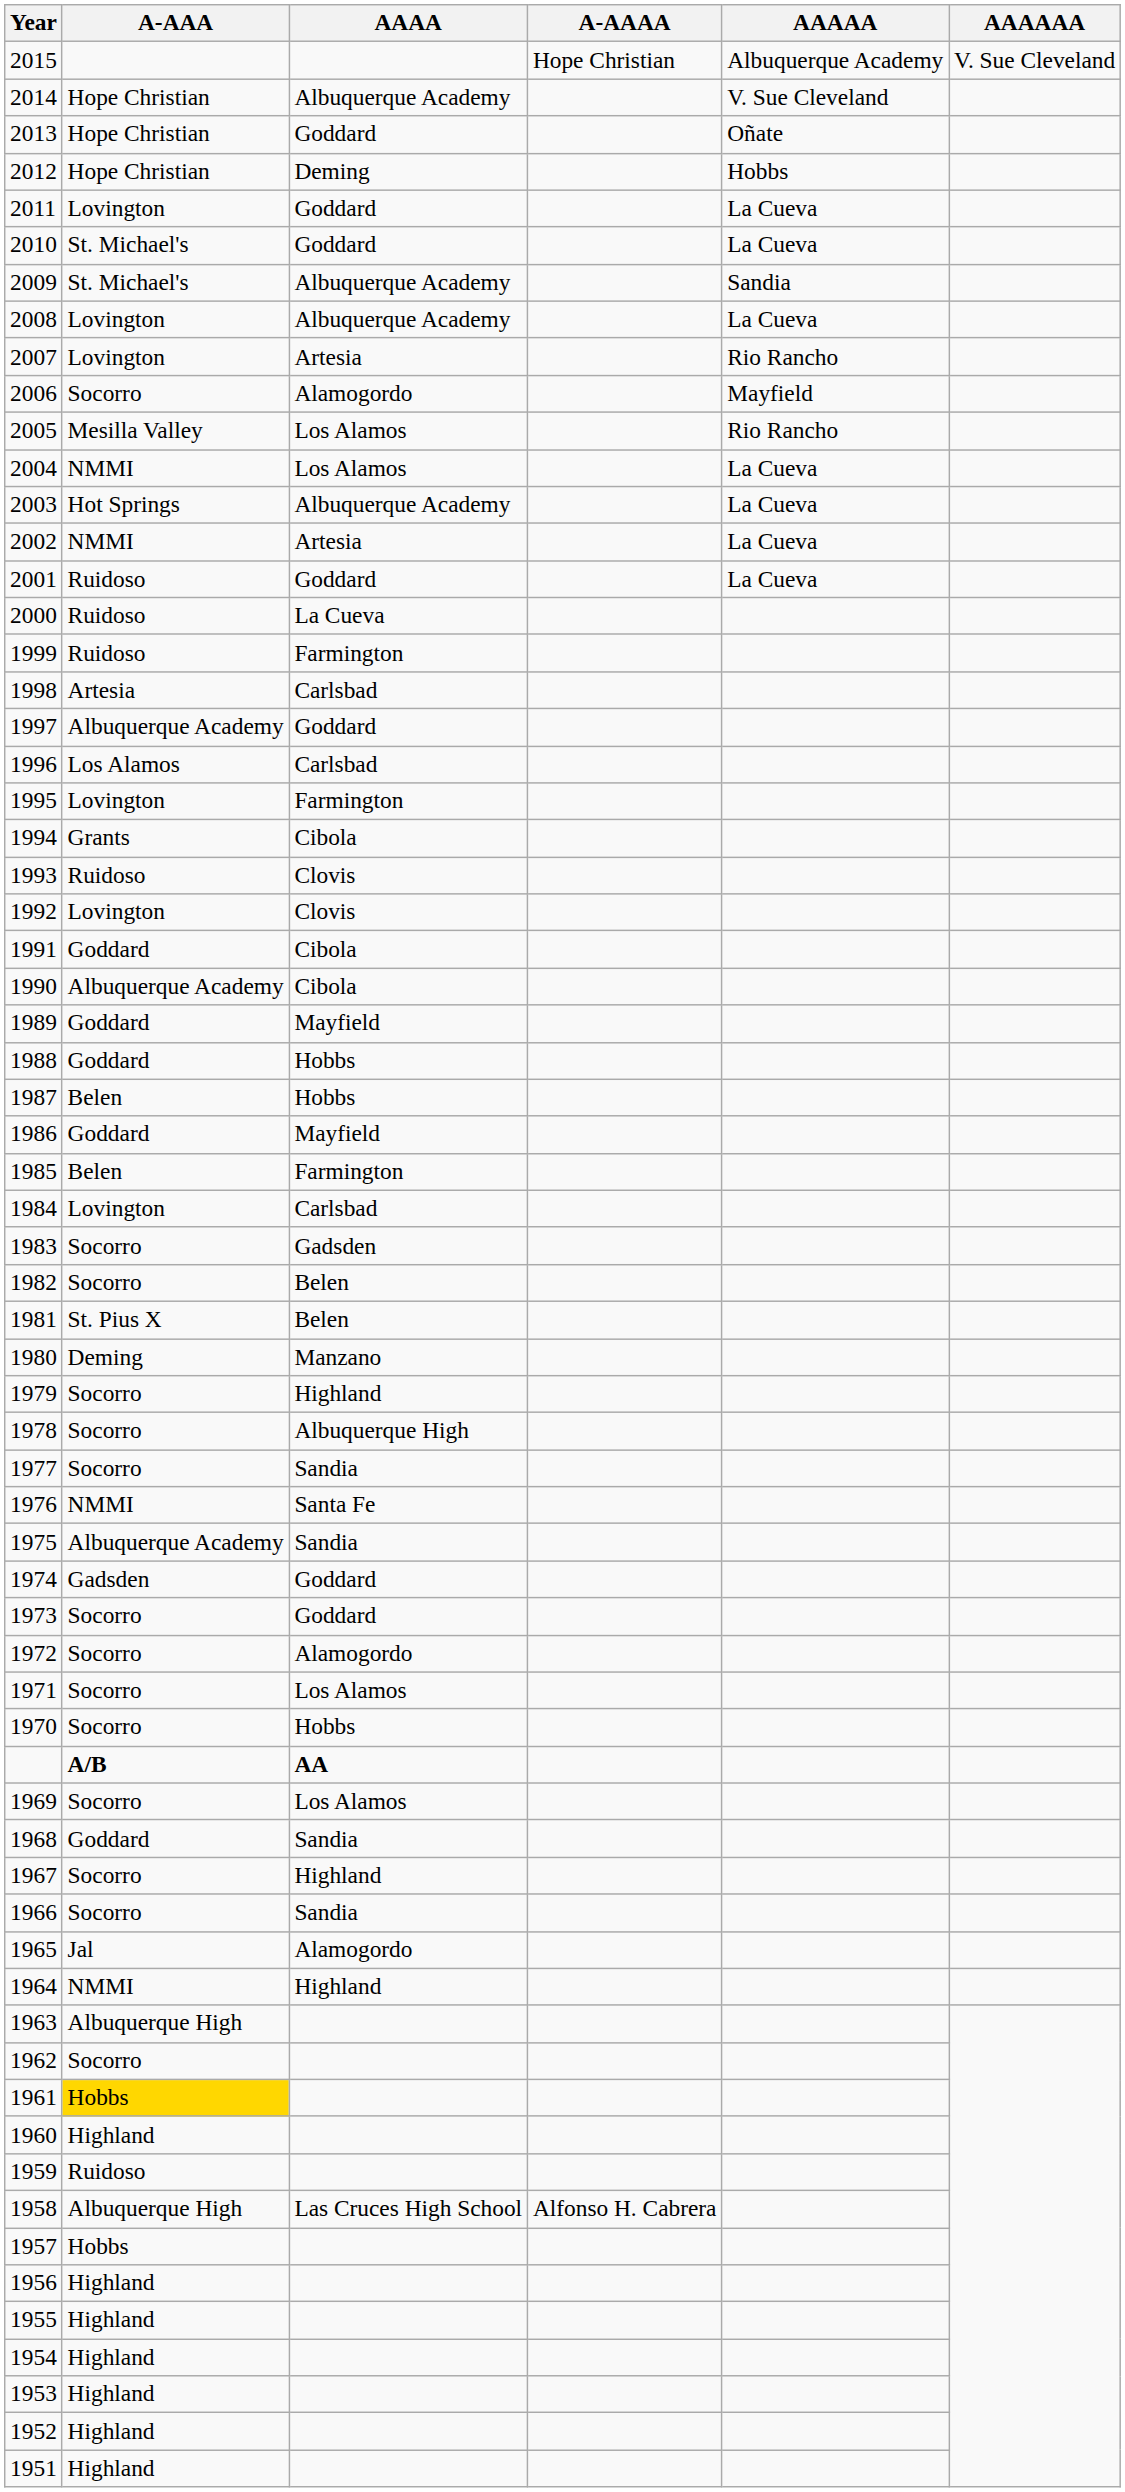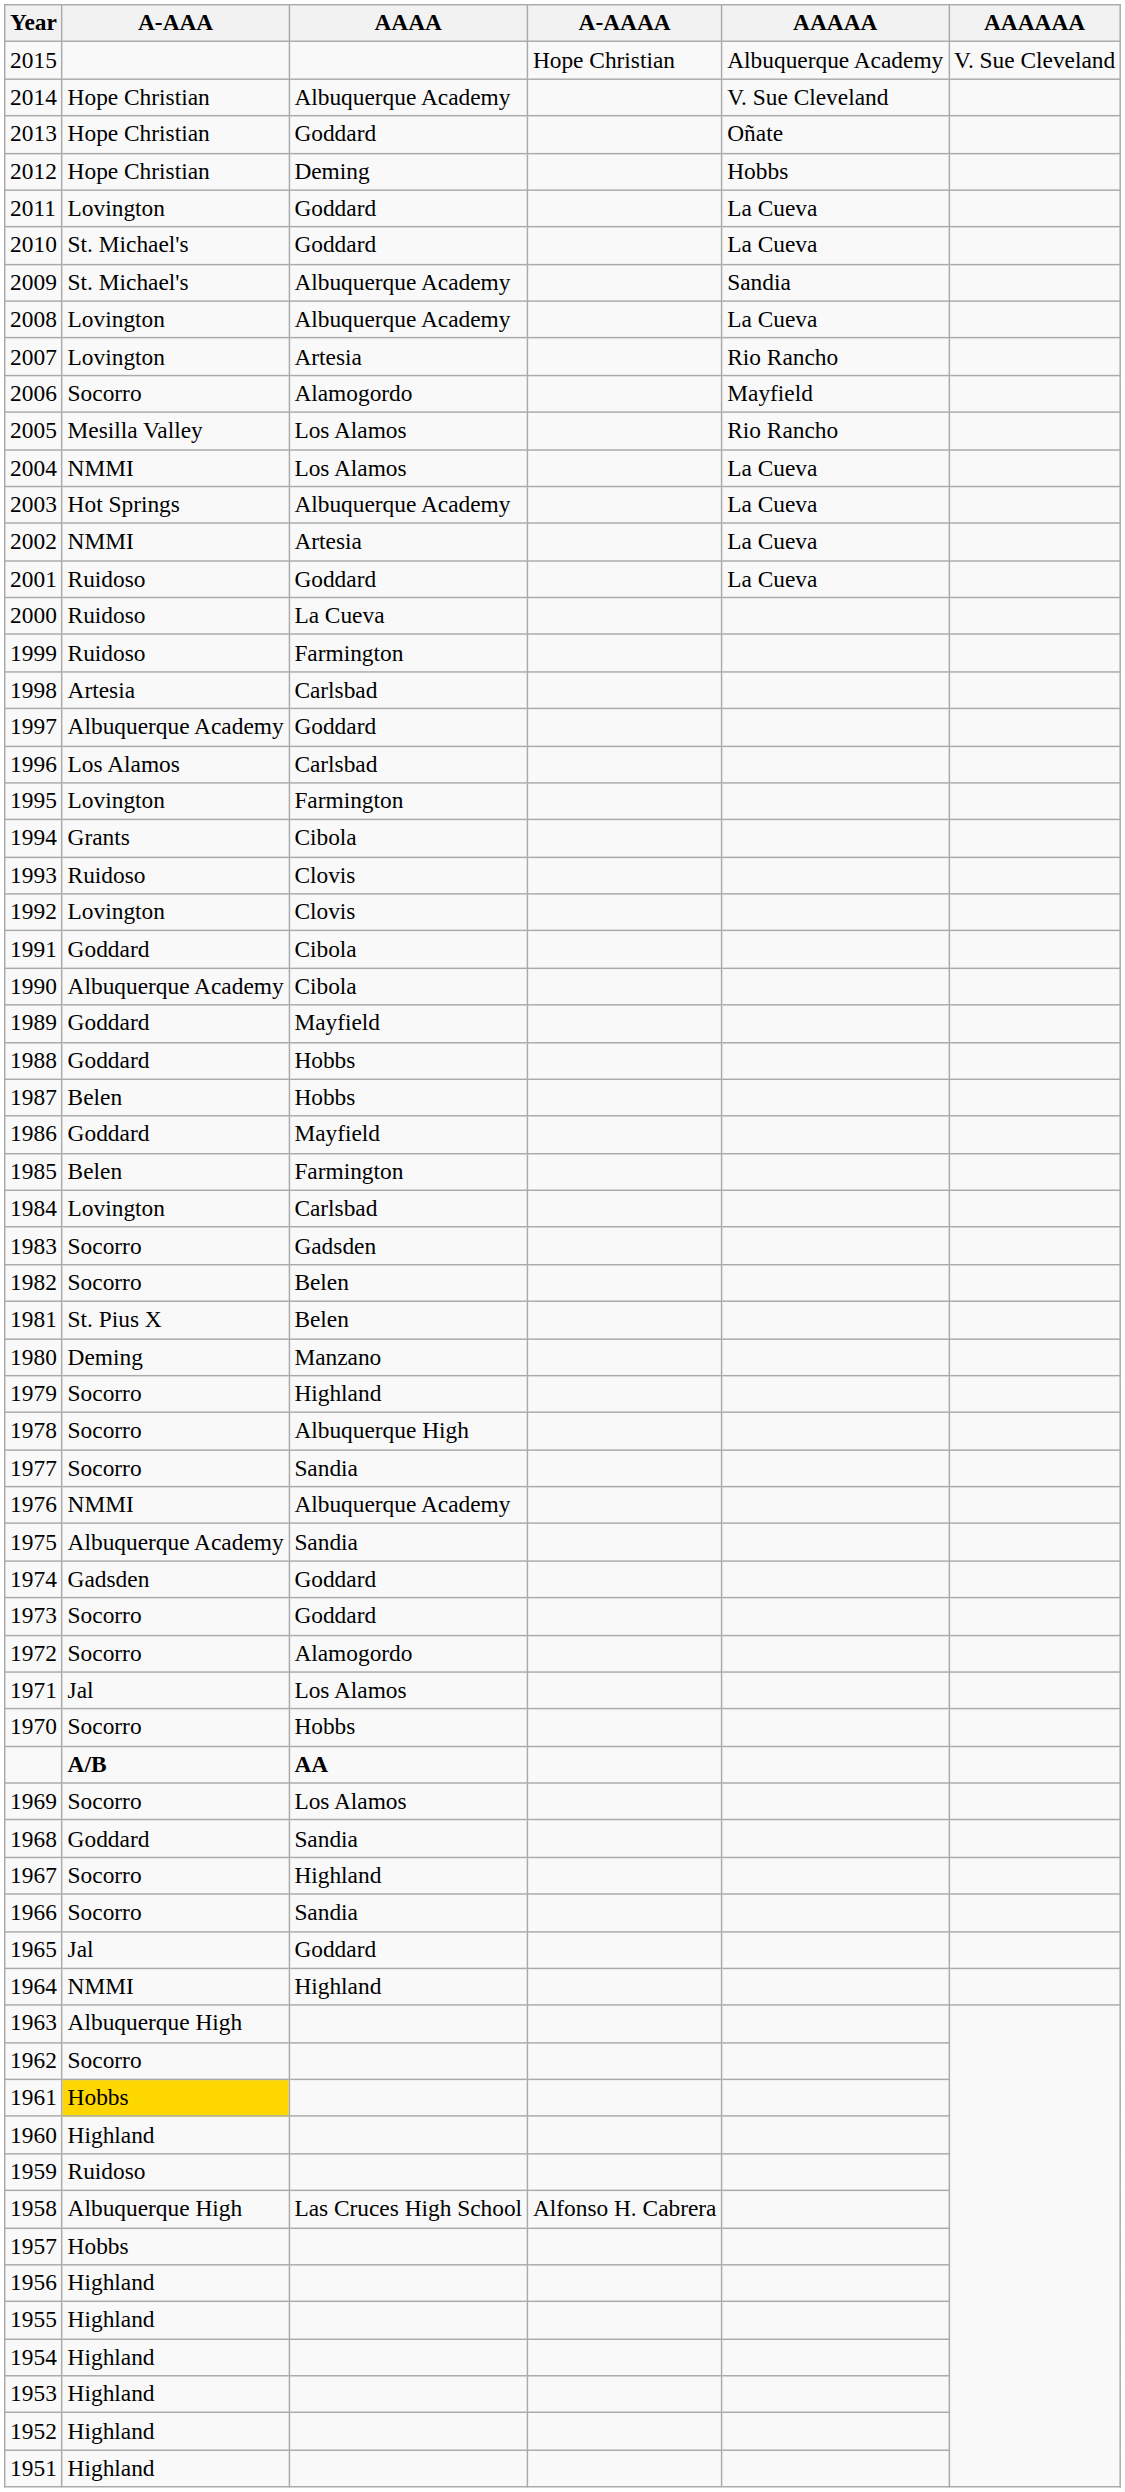(335, 1504) Santa Fe -> (402, 1504) Albuquerque Academy
(105, 1690) Socorro -> (81, 1690) Jal
(353, 1949) Alamogordo -> (335, 1949) Goddard
